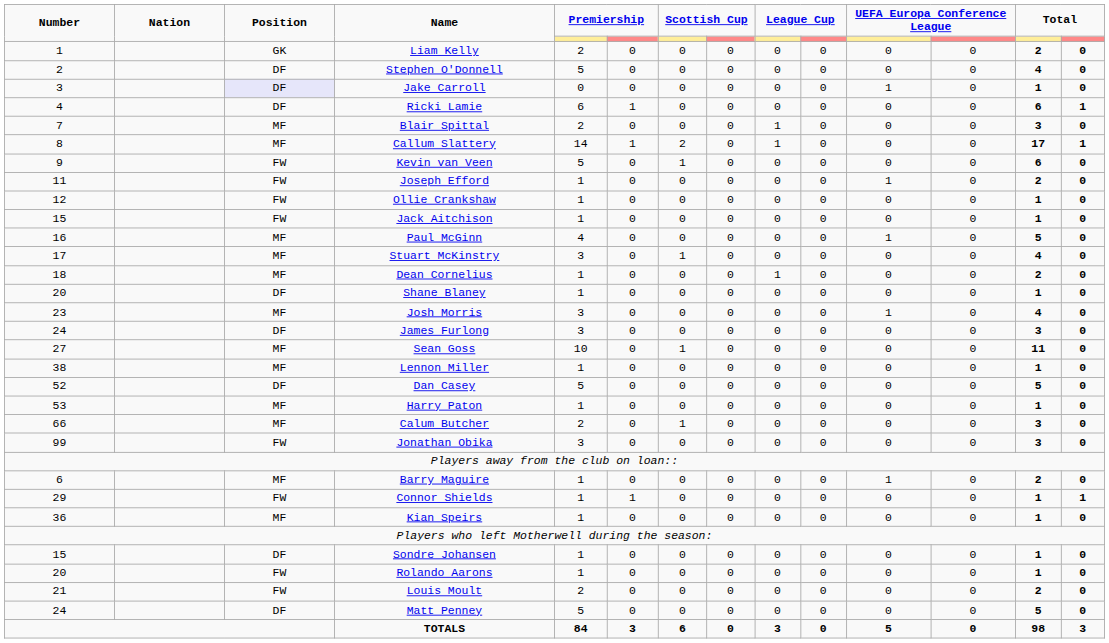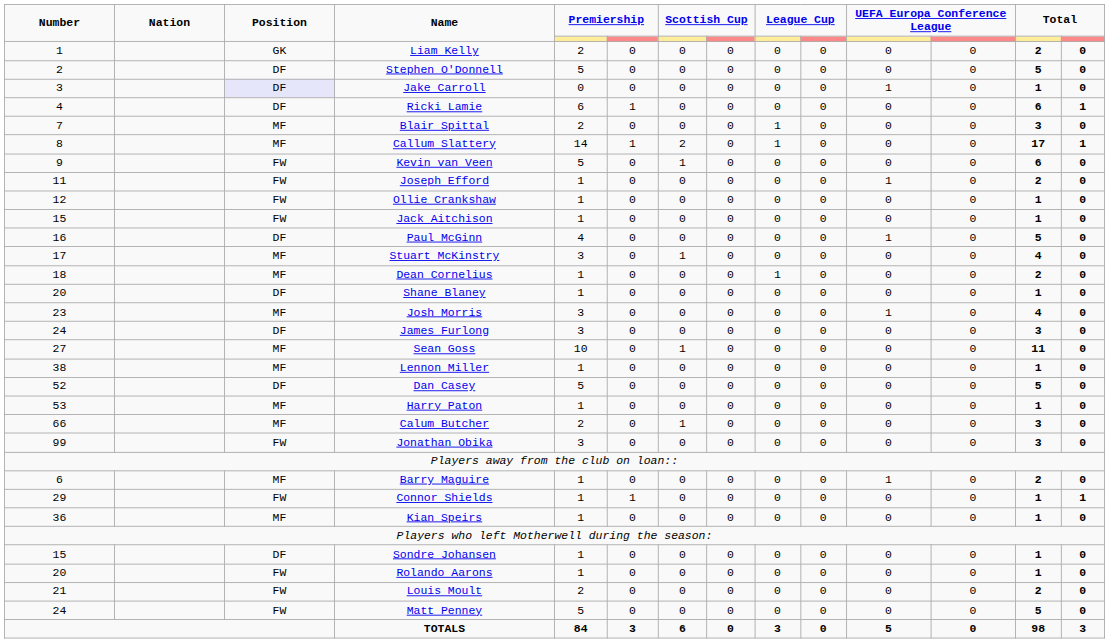(1038, 70) 4 -> (1038, 70) 5
(279, 238) MF -> (279, 238) DF
(279, 610) DF -> (279, 610) FW
